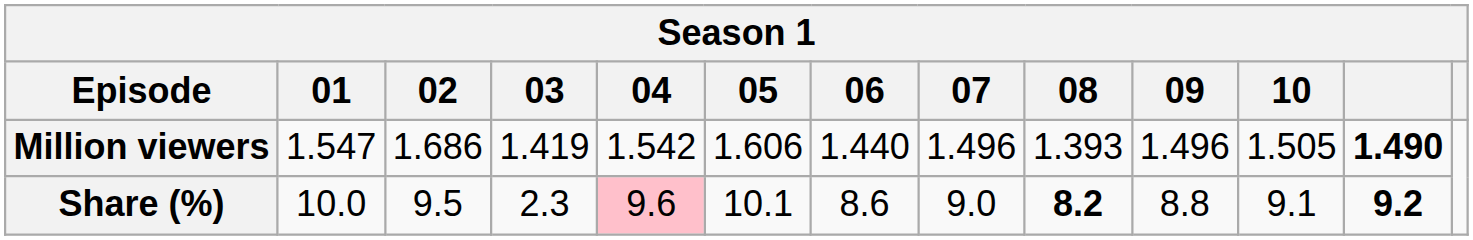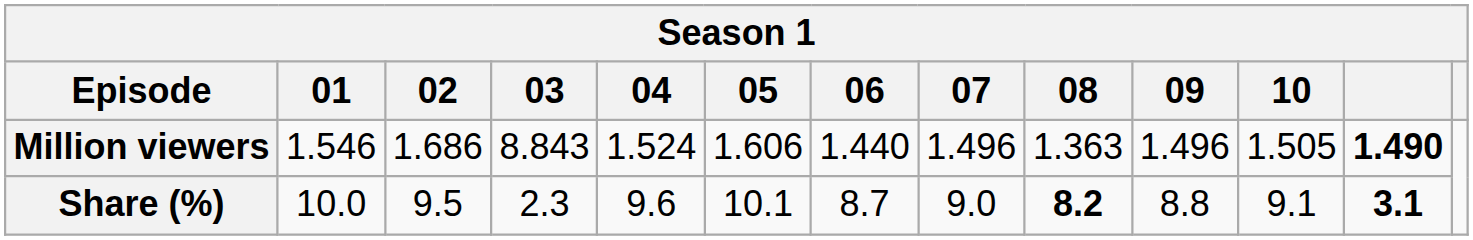(331, 147) 1.547 -> (331, 147) 1.546
(545, 147) 1.419 -> (545, 147) 8.843
(651, 147) 1.542 -> (651, 147) 1.524
(1078, 147) 1.393 -> (1078, 147) 1.363
(651, 204) pink background -> (651, 204) no background
(865, 204) 8.6 -> (865, 204) 8.7
(1398, 204) 9.2 -> (1398, 204) 3.1
